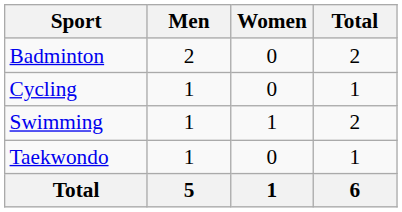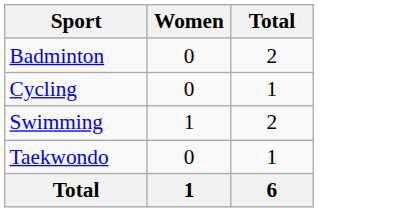- column: (189, 21)
